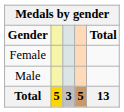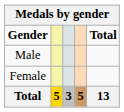rows swapped: (28, 76) <-> (28, 55)
